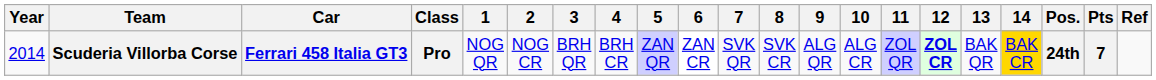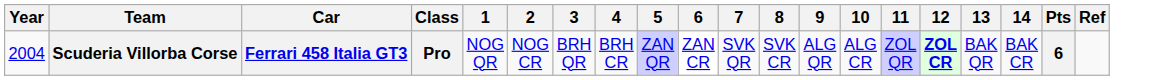- column: (1063, 18)
(27, 53) 2014 -> (27, 53) 2004
(1022, 53) gold background -> (1022, 53) no background
(1101, 53) 7 -> (1058, 53) 6
